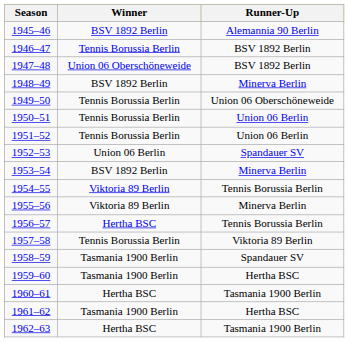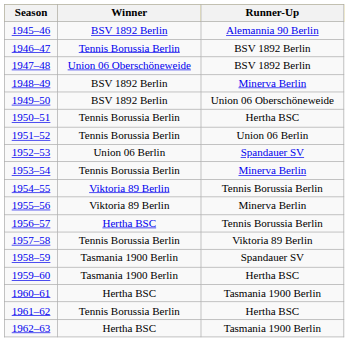(129, 100) Tennis Borussia Berlin -> (129, 100) BSV 1892 Berlin
(272, 118) Union 06 Berlin -> (272, 118) Hertha BSC
(129, 170) BSV 1892 Berlin -> (129, 170) Tennis Borussia Berlin
(129, 310) Tasmania 1900 Berlin -> (129, 310) Tennis Borussia Berlin
